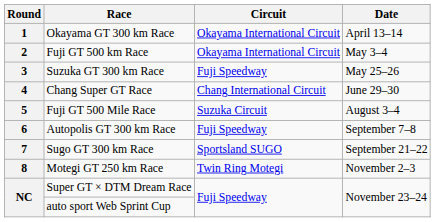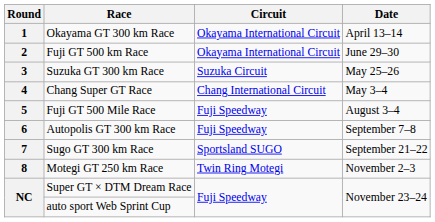(366, 52) May 3–4 -> (372, 52) June 29–30
(232, 71) Fuji Speedway -> (232, 71) Suzuka Circuit
(372, 90) June 29–30 -> (366, 90) May 3–4
(232, 110) Suzuka Circuit -> (232, 110) Fuji Speedway
